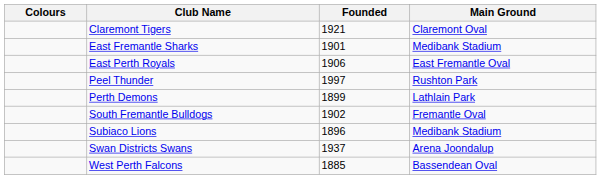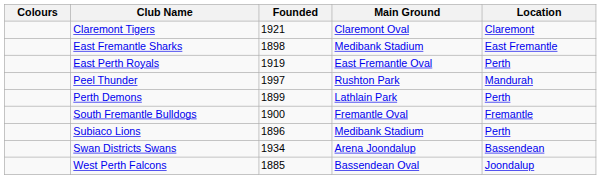+ column: (539, 13)
(333, 47) 1901 -> (273, 47) 1898
(333, 64) 1906 -> (273, 64) 1919
(333, 115) 1902 -> (273, 115) 1900
(333, 149) 1937 -> (273, 149) 1934
